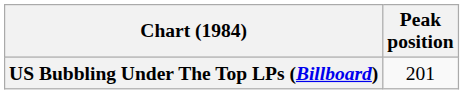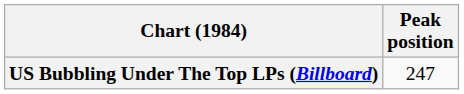(420, 72) 201 -> (420, 72) 247
